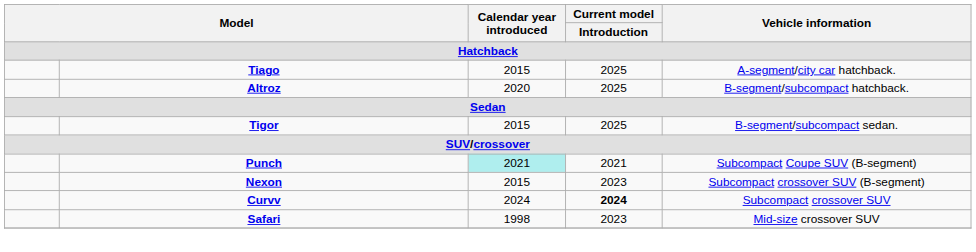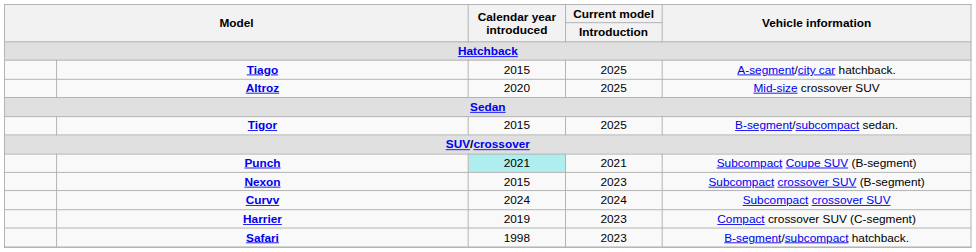(817, 88) B-segment/subcompact hatchback. -> (817, 88) Mid-size crossover SUV
(614, 200) bold -> (614, 200) normal
+ row: (262, 219)
(817, 219) Mid-size crossover SUV -> (817, 237) B-segment/subcompact hatchback.
